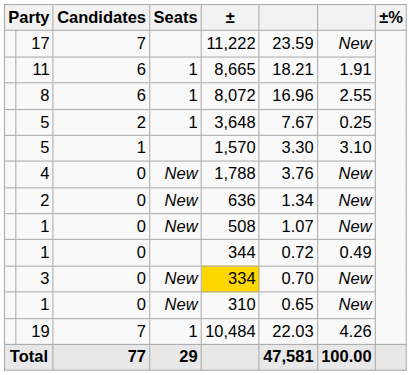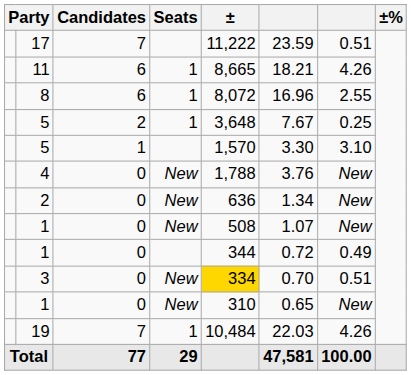(355, 43) New -> (356, 43) 0.51
(356, 69) 1.91 -> (356, 69) 4.26
(355, 278) New -> (356, 278) 0.51
